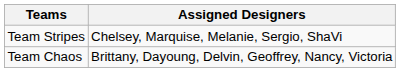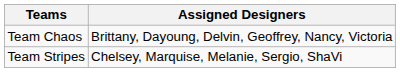rows swapped: (45, 57) <-> (46, 36)
